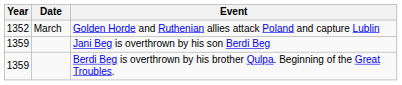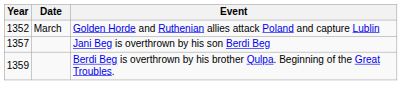(18, 44) 1359 -> (18, 44) 1357
